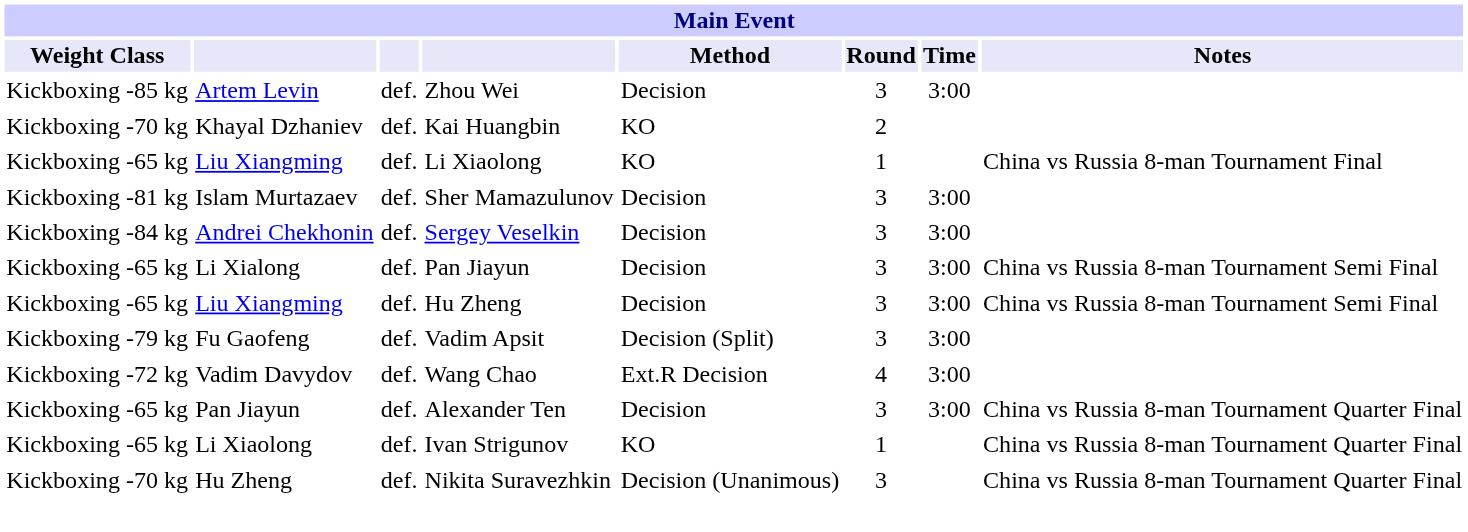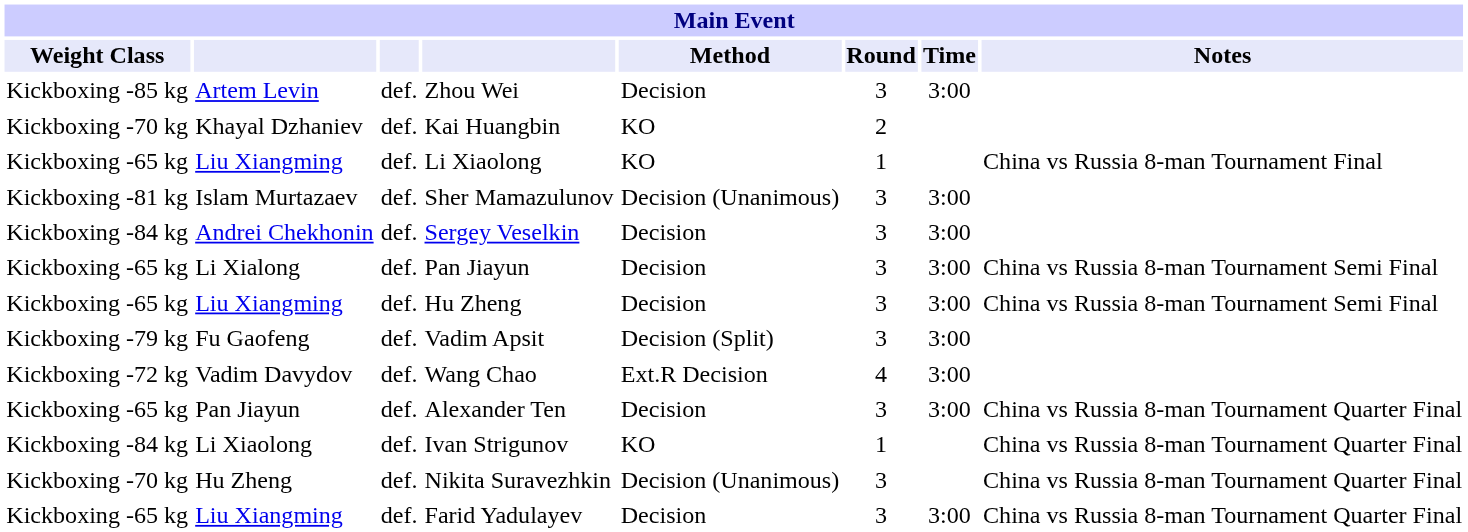(663, 197) Decision -> (730, 197) Decision (Unanimous)
(97, 444) Kickboxing -65 kg -> (97, 444) Kickboxing -84 kg
+ row: (503, 515)
